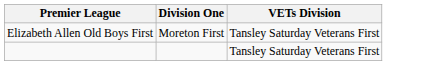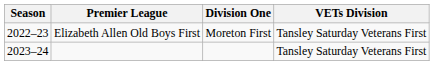+ column: (28, 13)
